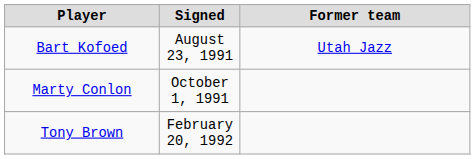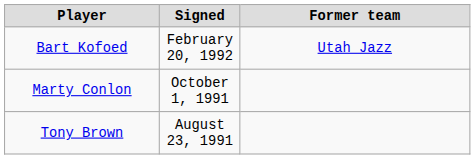(200, 48) August 23, 1991 -> (200, 48) February 20, 1992
(200, 133) February 20, 1992 -> (200, 133) August 23, 1991
